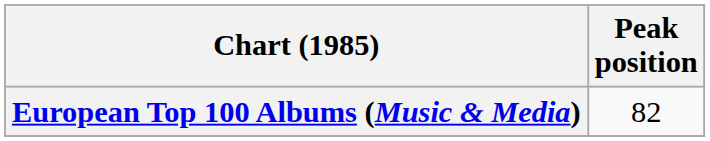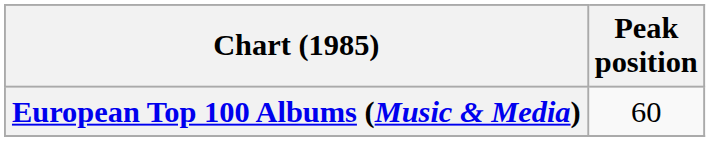(646, 111) 82 -> (646, 111) 60
